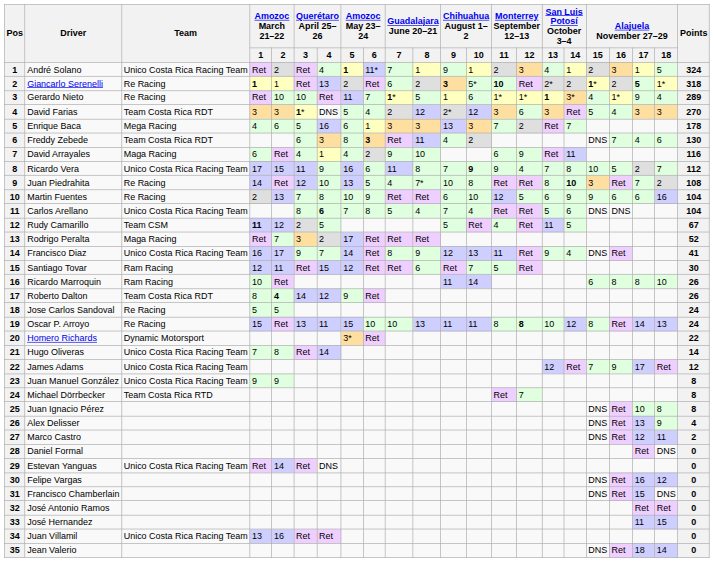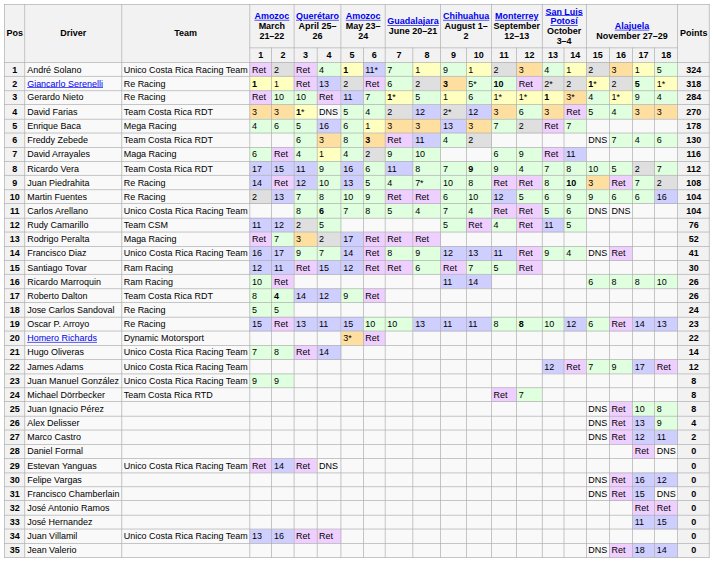(694, 97) 289 -> (694, 97) 284
(186, 168) Unico Costa Rica Racing Team -> (168, 168) Team Costa Rica RDT
(257, 225) bold -> (257, 225) normal
(694, 225) 67 -> (694, 225) 76
(591, 324) 8 -> (591, 324) 6
(694, 324) 24 -> (694, 324) 23
